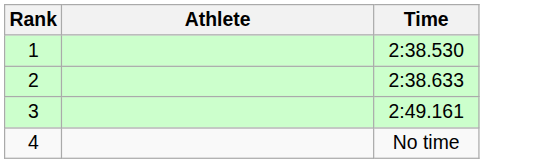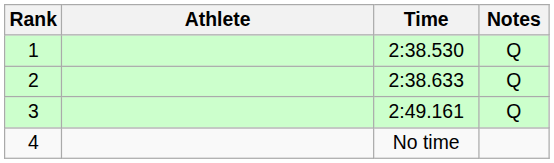+ column: (514, 19)
